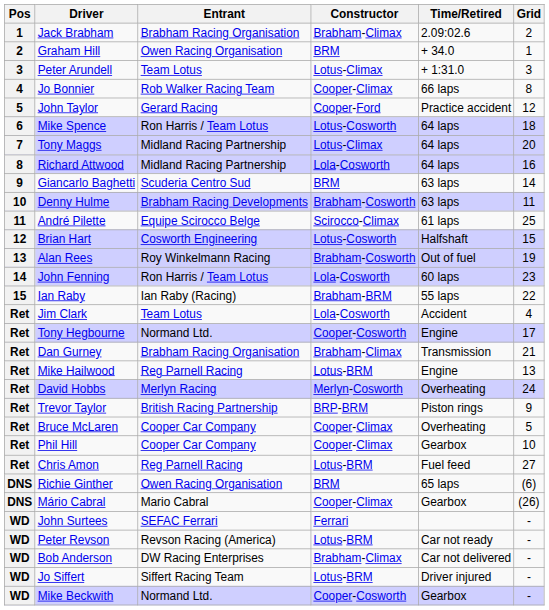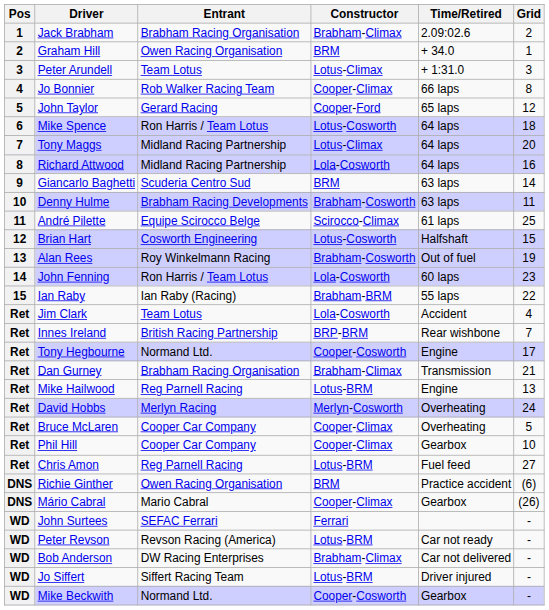(466, 108) Practice accident -> (440, 108) 65 laps
+ row: (72, 333)
- row: (72, 408)
(440, 483) 65 laps -> (466, 483) Practice accident
